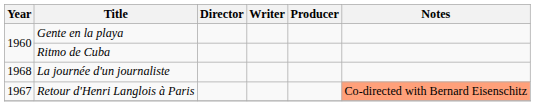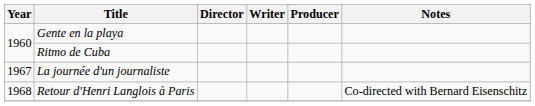(19, 71) 1968 -> (19, 71) 1967
(19, 91) 1967 -> (19, 91) 1968
(436, 91) lightsalmon background -> (436, 91) no background
